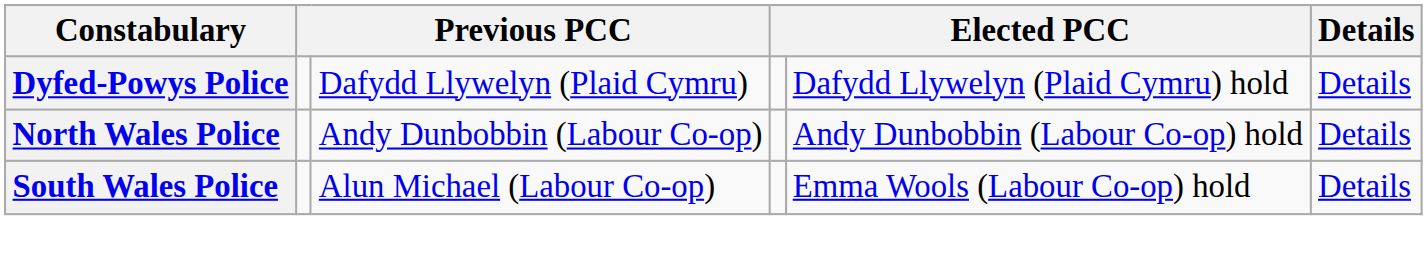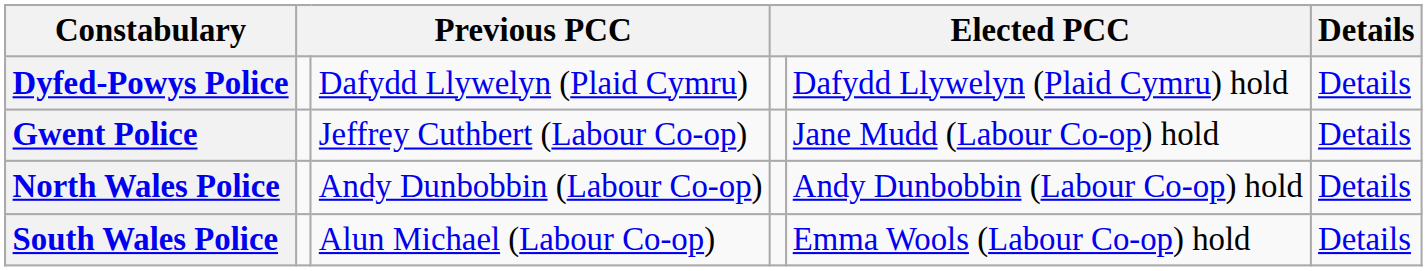+ row: (105, 134)
